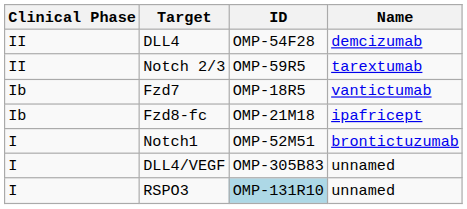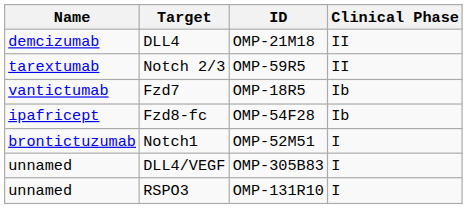columns swapped: (395, 17) <-> (72, 17)
(274, 42) OMP-54F28 -> (274, 42) OMP-21M18
(274, 116) OMP-21M18 -> (274, 116) OMP-54F28
(278, 191) lightblue background -> (278, 191) no background
